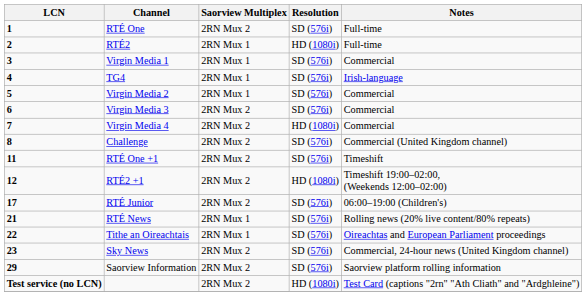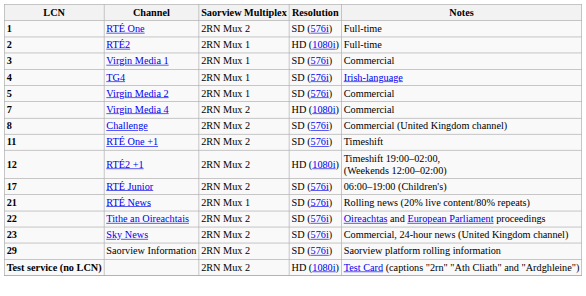- row: (9, 110)
(226, 235) 2RN Mux 1 -> (226, 219) 2RN Mux 2
